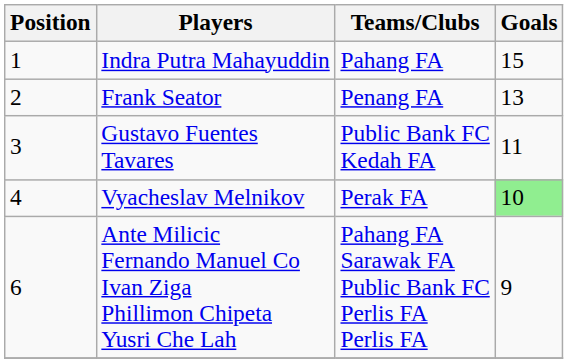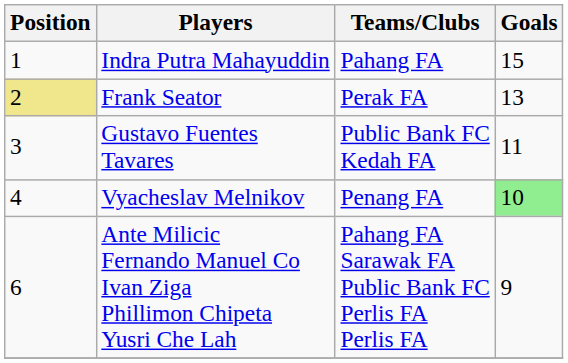(16, 97) no background -> (16, 97) khaki background
(392, 97) Penang FA -> (384, 97) Perak FA
(384, 197) Perak FA -> (392, 197) Penang FA
